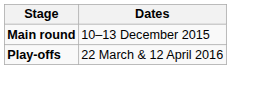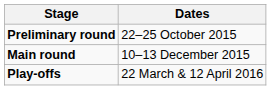+ row: (61, 34)
